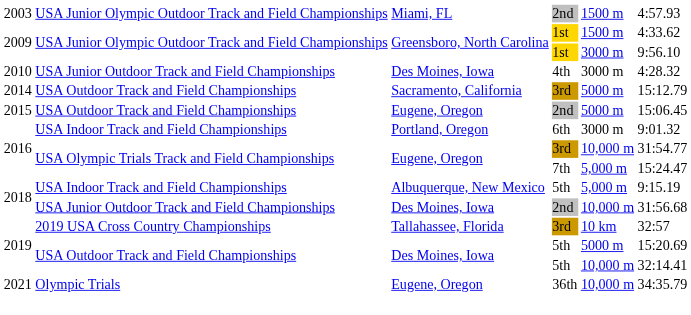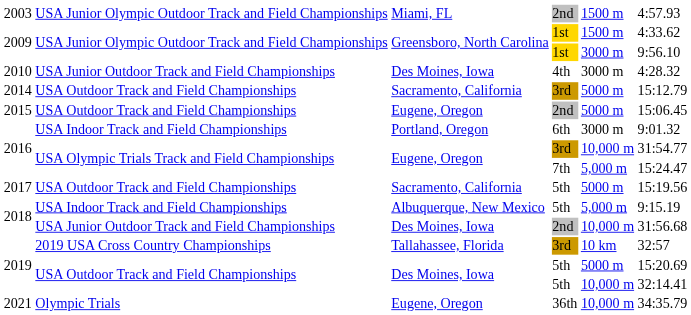+ row: (18, 187)
